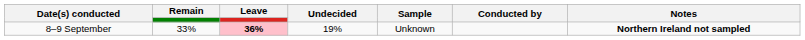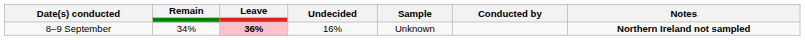(186, 29) 33% -> (186, 29) 34%
(332, 29) 19% -> (332, 29) 16%
